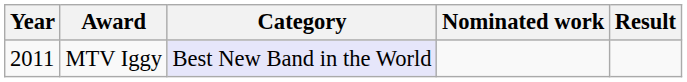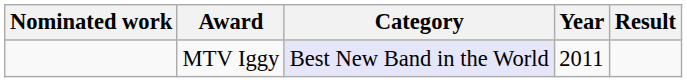columns swapped: (32, 22) <-> (523, 22)
